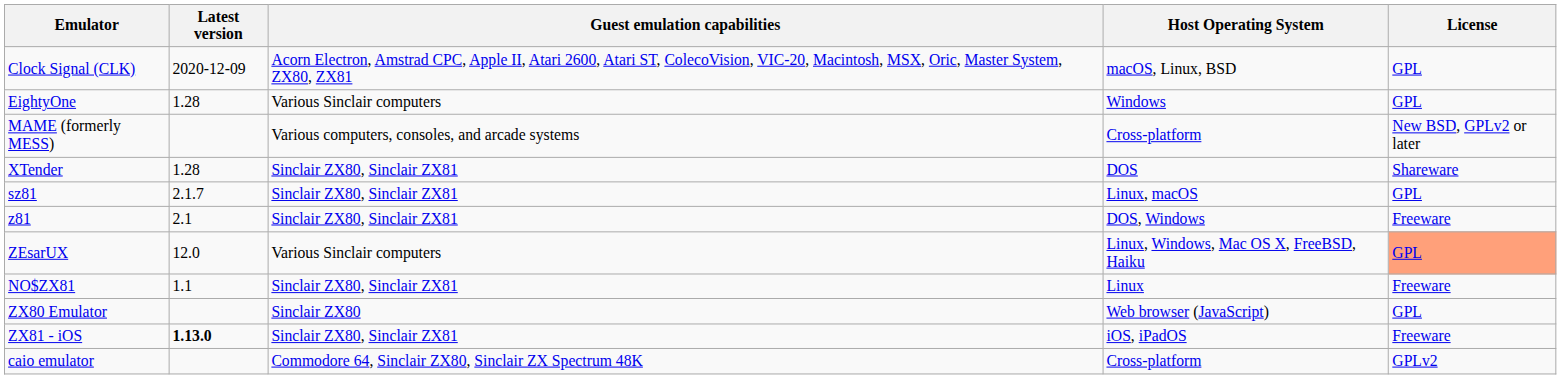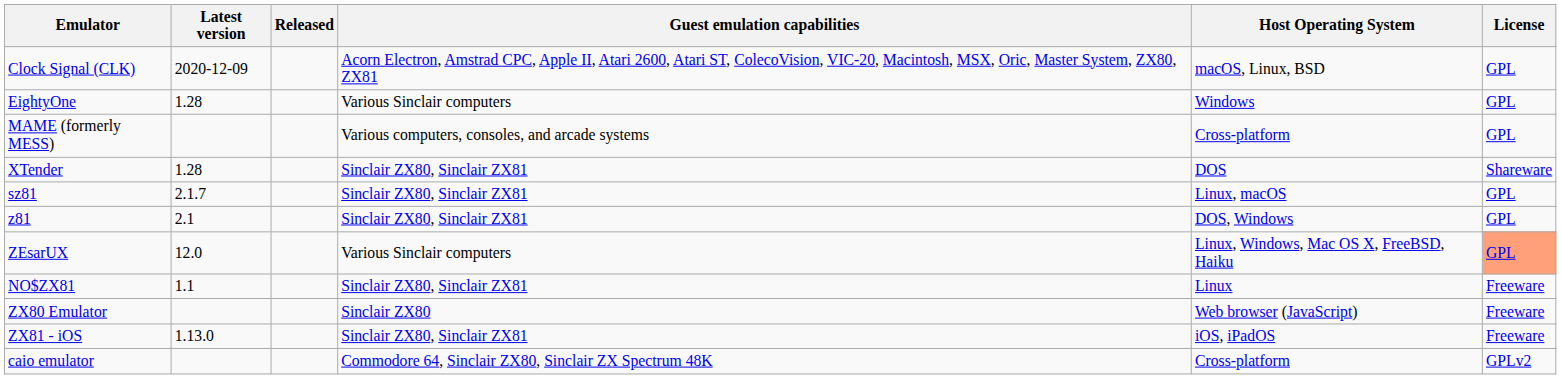+ column: (304, 25)
(1459, 135) New BSD, GPLv2 or later -> (1501, 135) GPL
(1421, 219) Freeware -> (1501, 219) GPL
(1407, 311) GPL -> (1515, 311) Freeware
(192, 336) bold -> (194, 336) normal
